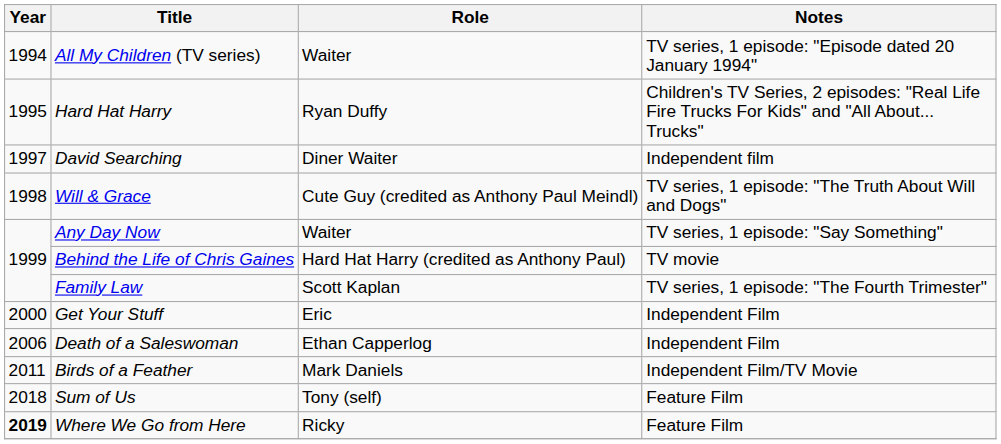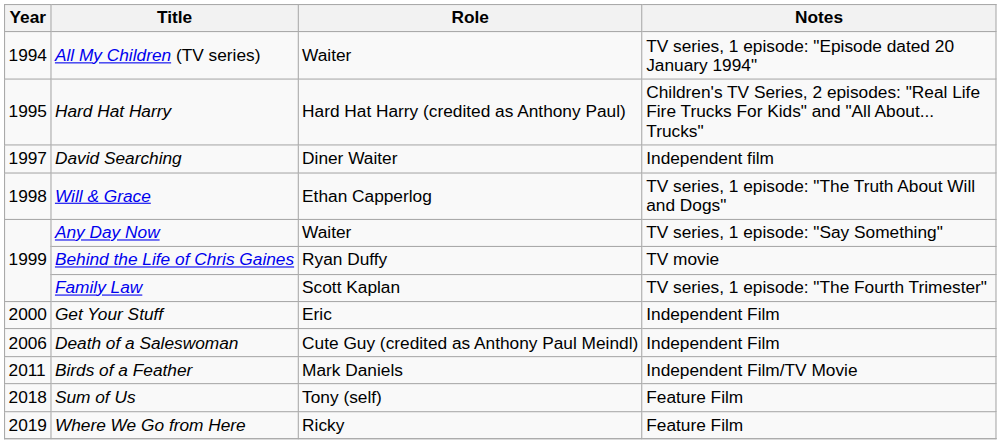(345, 111) Ryan Duffy -> (464, 111) Hard Hat Harry (credited as Anthony Paul)
(470, 195) Cute Guy (credited as Anthony Paul Meindl) -> (367, 195) Ethan Capperlog
(464, 260) Hard Hat Harry (credited as Anthony Paul) -> (345, 260) Ryan Duffy
(367, 342) Ethan Capperlog -> (470, 342) Cute Guy (credited as Anthony Paul Meindl)
(28, 424) bold -> (28, 424) normal
